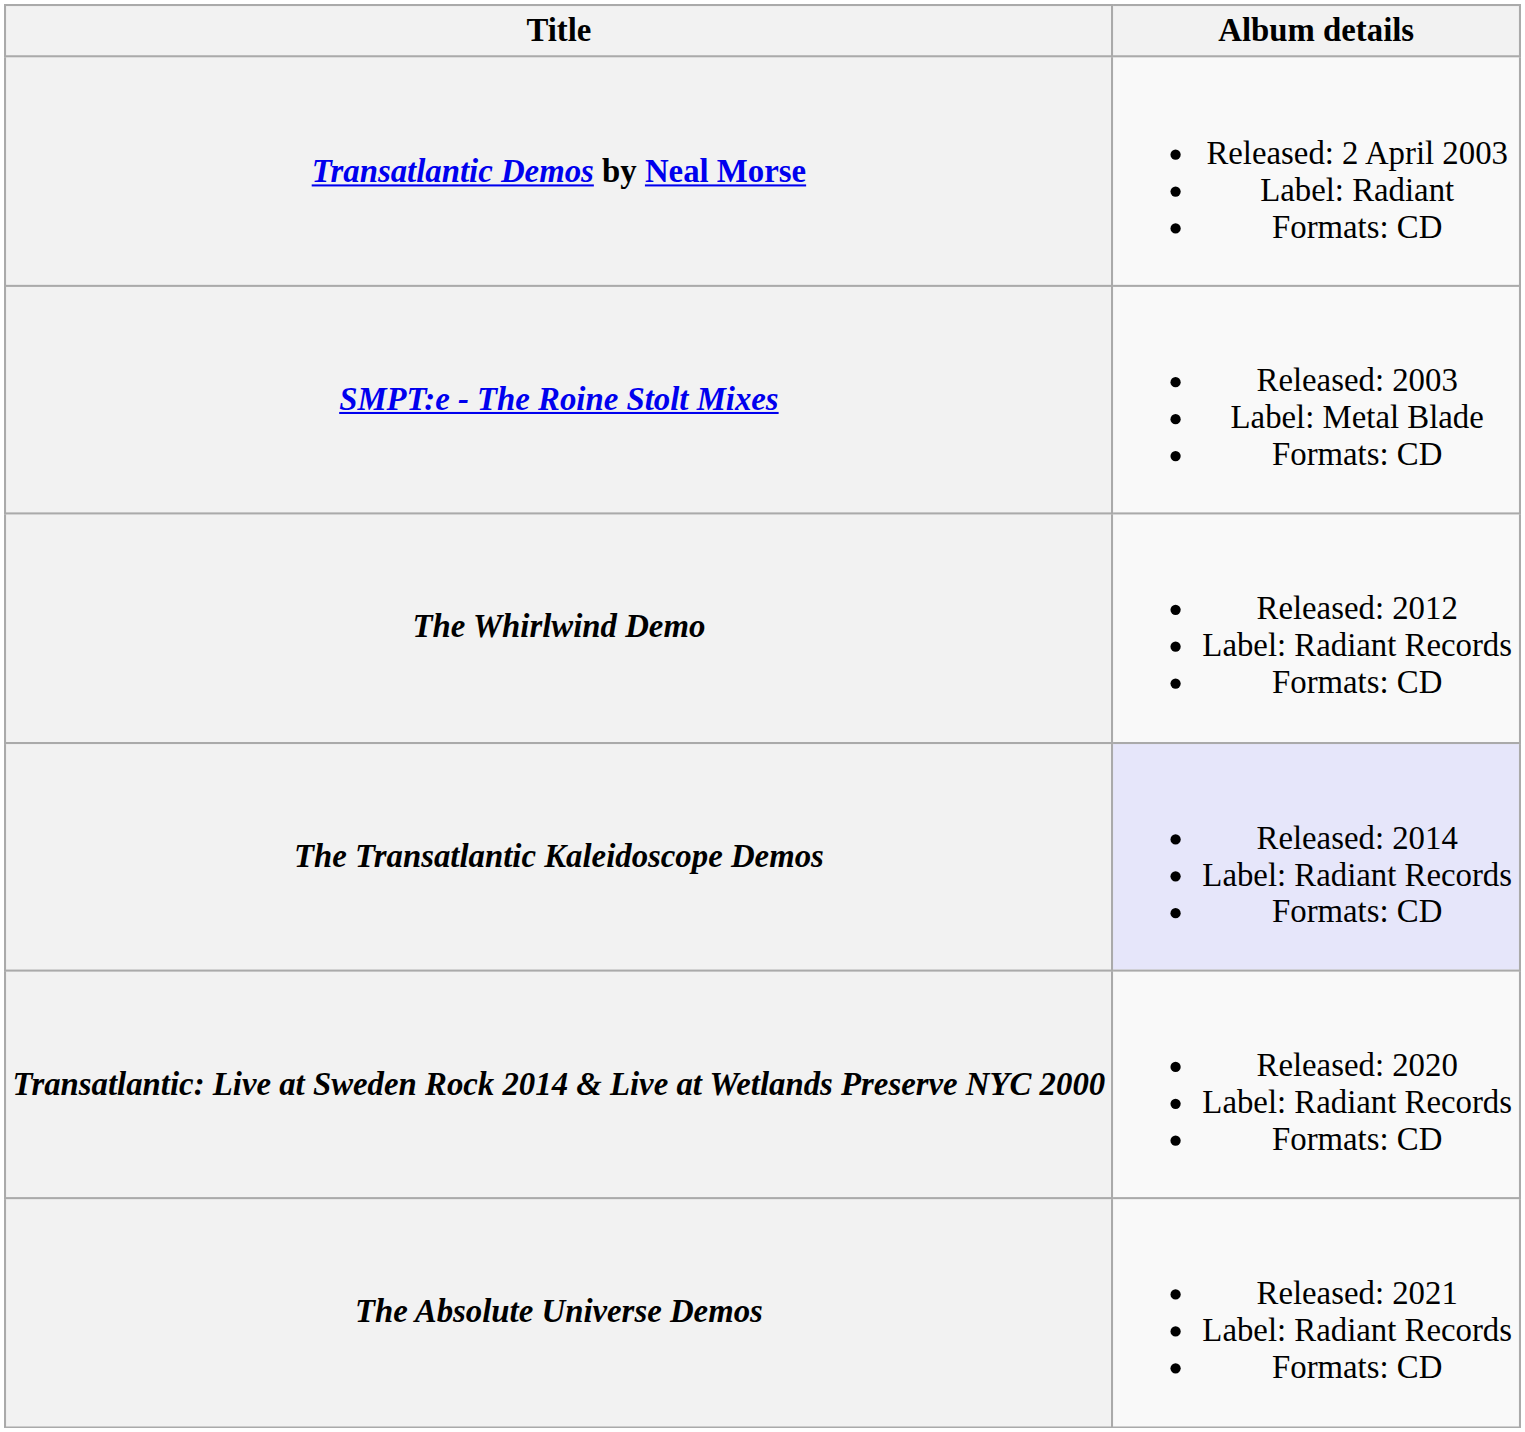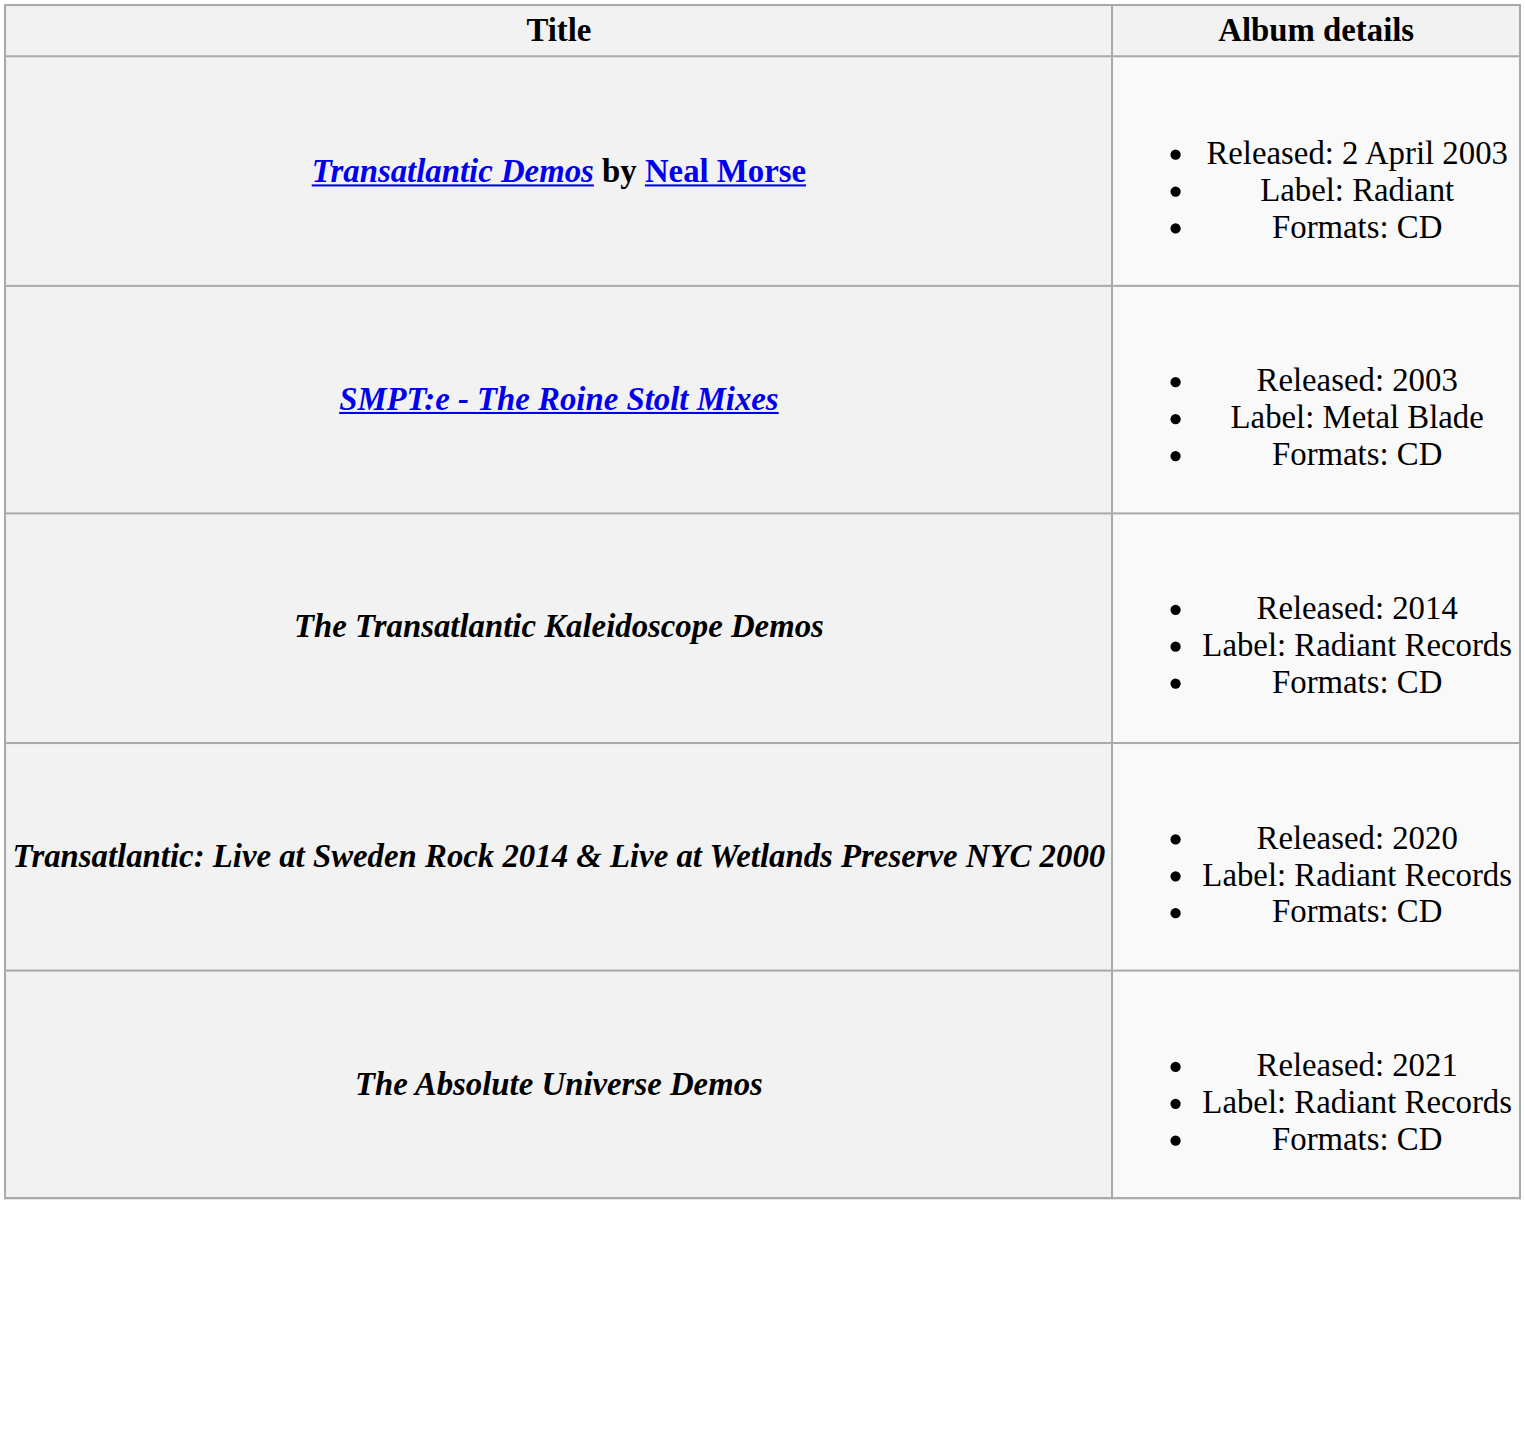- row: (559, 627)
(1316, 875) lavender background -> (1316, 646) no background
